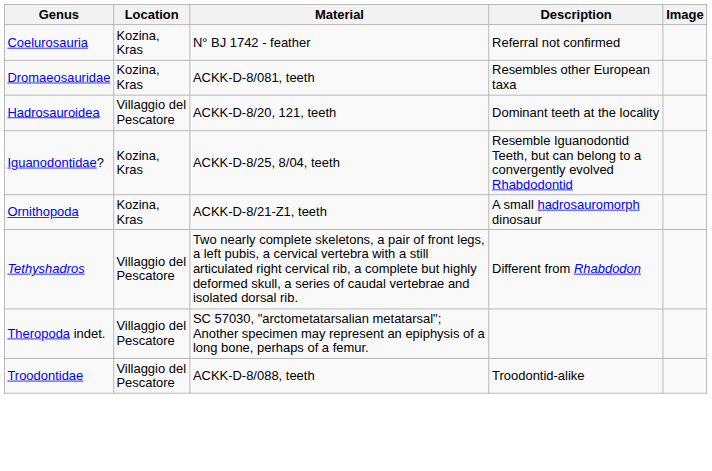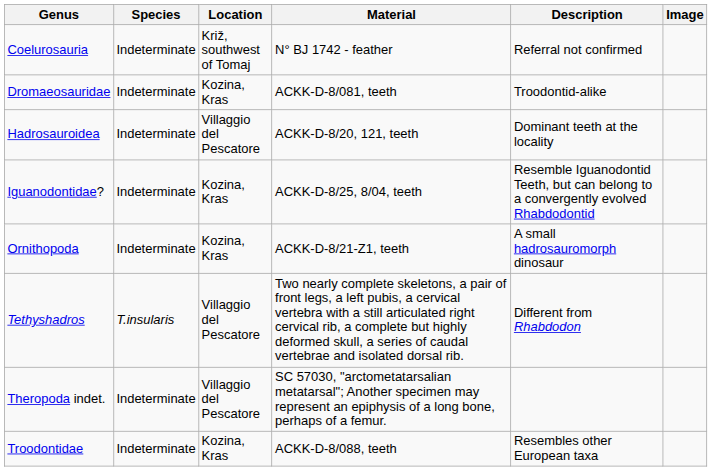+ column: (156, 14)
(138, 42) Kozina, Kras -> (231, 49) Križ, southwest of Tomaj
(571, 77) Resembles other European taxa -> (560, 92) Troodontid-alike
(151, 376) Villaggio del Pescatore -> (223, 448) Kozina, Kras
(538, 376) Troodontid-alike -> (563, 448) Resembles other European taxa
